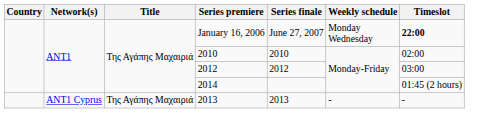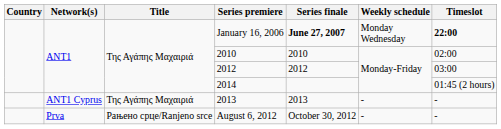(296, 33) normal -> (317, 33) bold
+ row: (247, 116)
